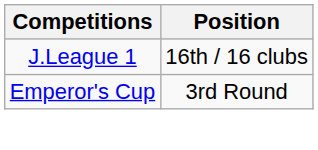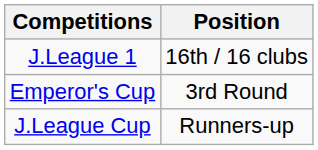+ row: (82, 126)
